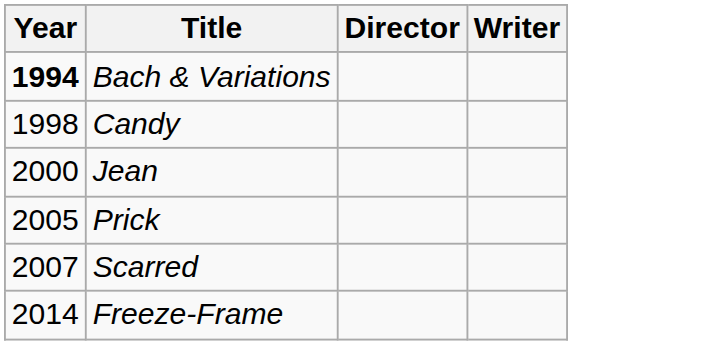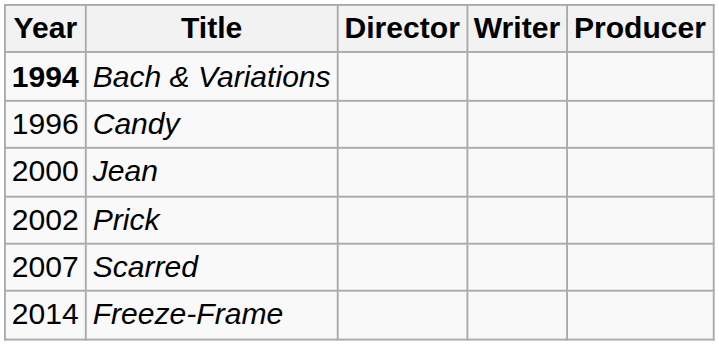+ column: (640, 28)
(45, 123) 1998 -> (45, 123) 1996
(45, 219) 2005 -> (45, 219) 2002
